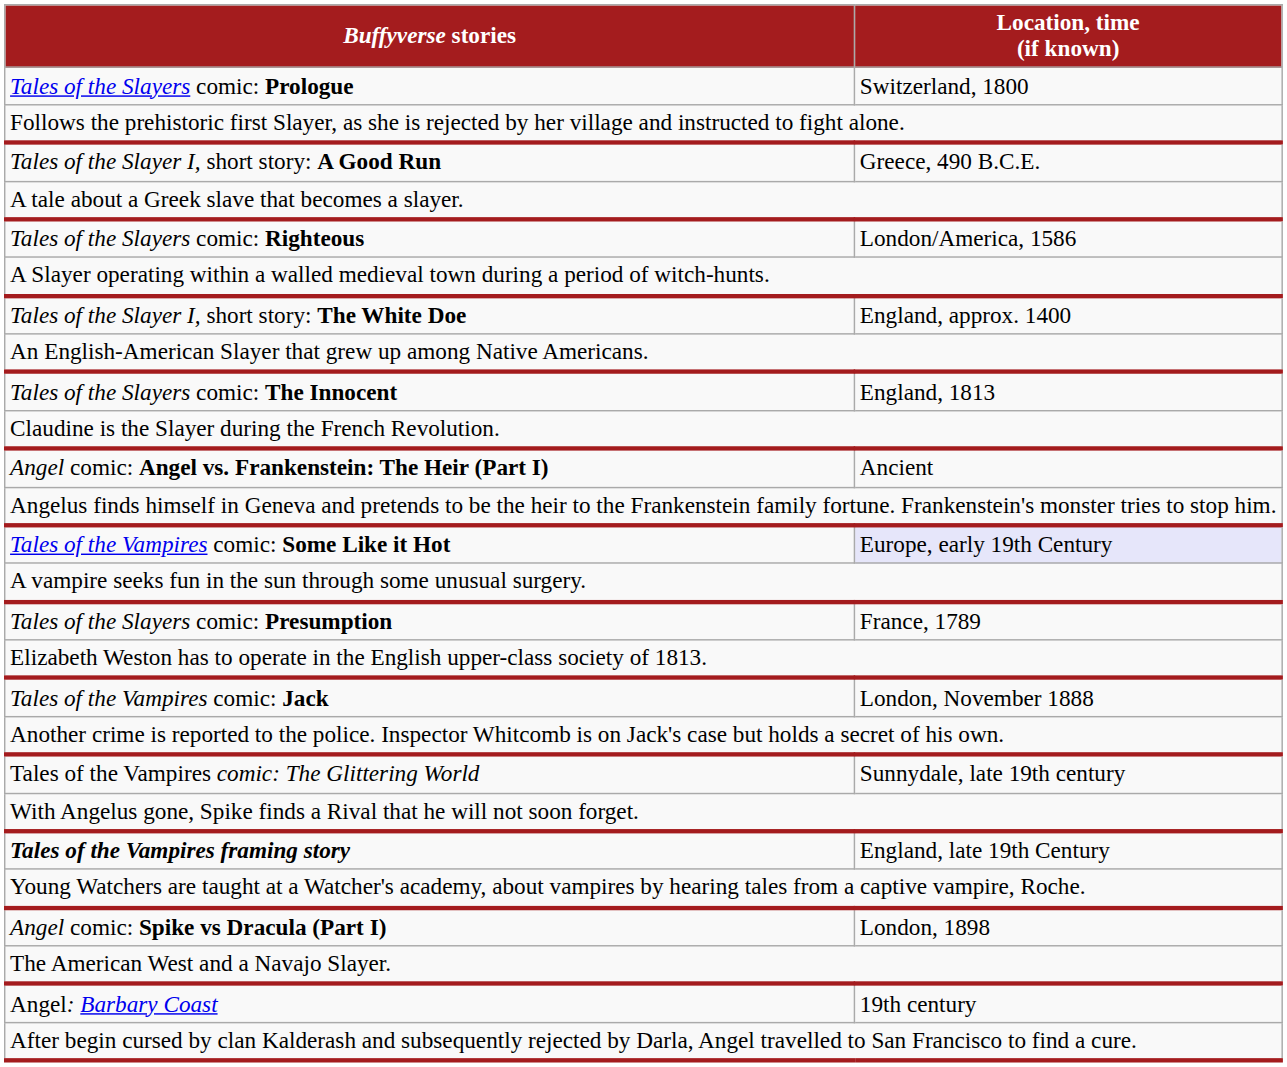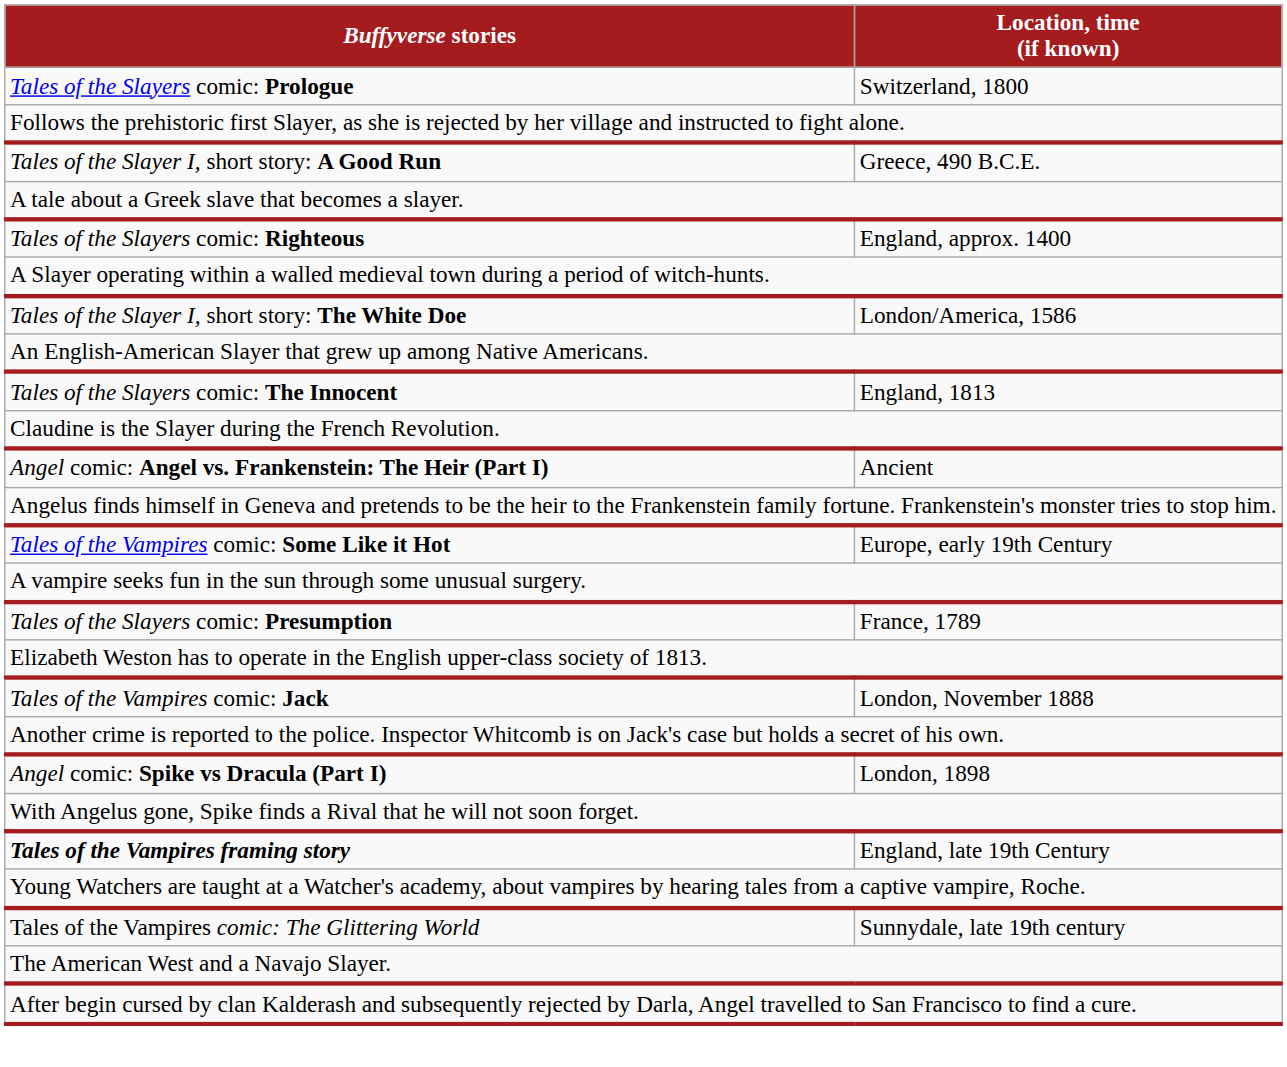(968, 238) London/America, 1586 -> (966, 238) England, approx. 1400
(966, 315) England, approx. 1400 -> (968, 315) London/America, 1586
(986, 544) lavender background -> (986, 544) no background
rows swapped: (198, 927) <-> (245, 774)
- row: (114, 1003)
